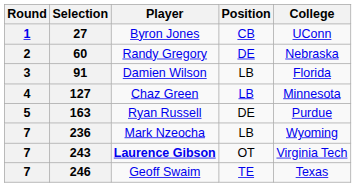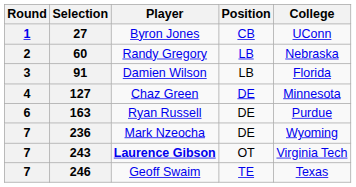(246, 53) DE -> (246, 53) LB
(246, 93) LB -> (246, 93) DE
(27, 113) 5 -> (27, 113) 6
(246, 133) LB -> (246, 133) DE
